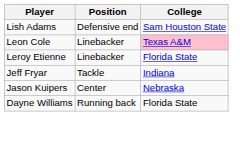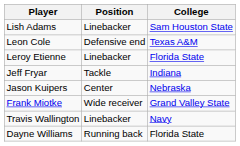(108, 27) Defensive end -> (107, 27) Linebacker
(101, 42) Linebacker -> (115, 42) Defensive end
(167, 42) pink background -> (174, 42) no background
+ row: (34, 103)
+ row: (43, 118)
